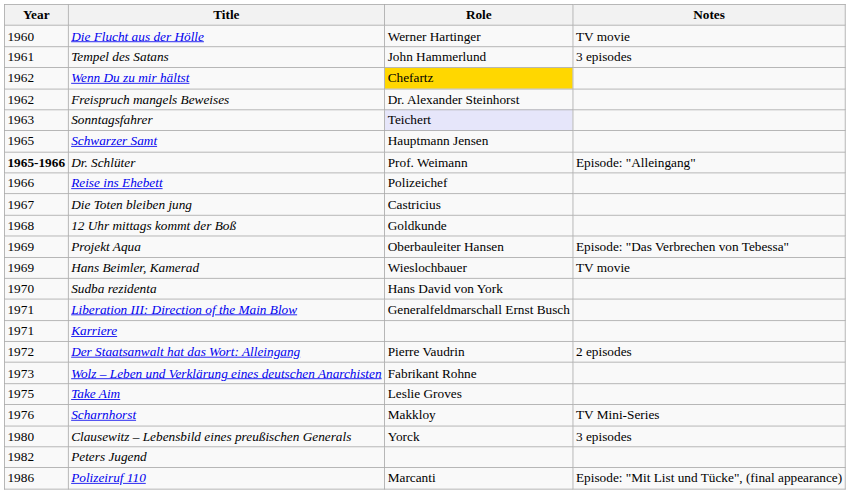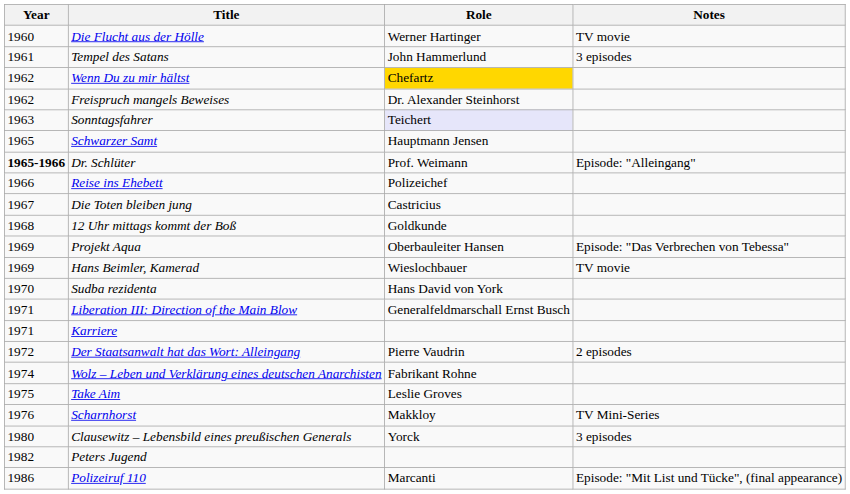(21, 373) 1973 -> (21, 373) 1974
